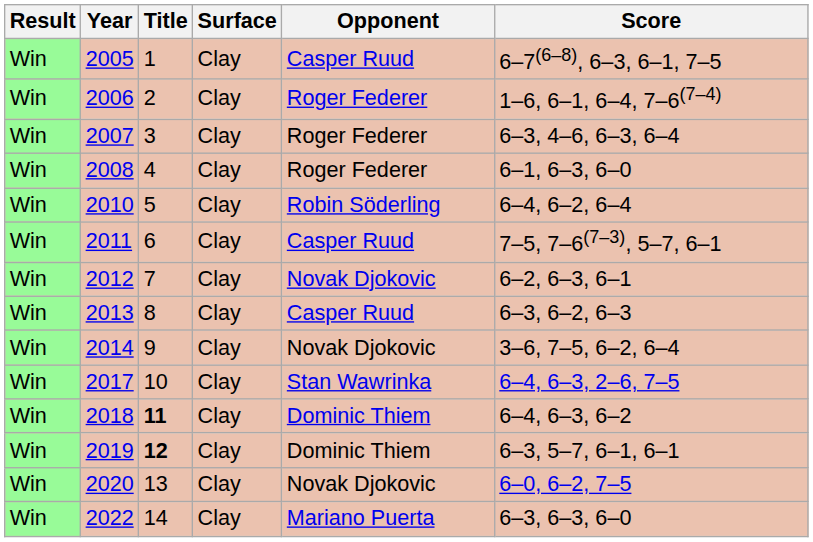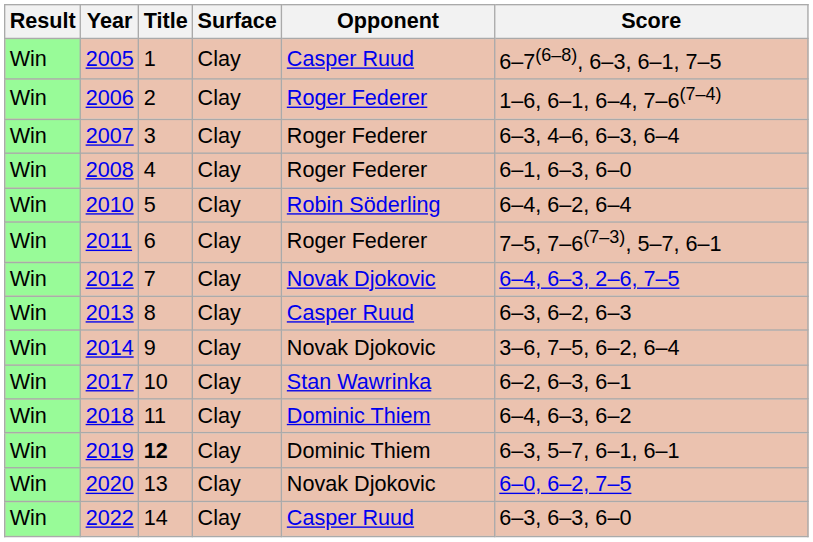(350, 241) Casper Ruud -> (357, 241) Roger Federer
(565, 278) 6–2, 6–3, 6–1 -> (589, 278) 6–4, 6–3, 2–6, 7–5
(589, 381) 6–4, 6–3, 2–6, 7–5 -> (565, 381) 6–2, 6–3, 6–1
(155, 415) bold -> (155, 415) normal
(361, 518) Mariano Puerta -> (350, 518) Casper Ruud
